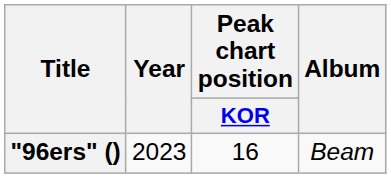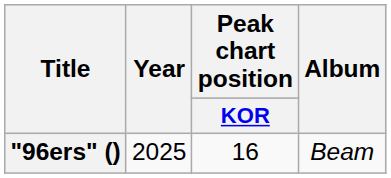(159, 152) 2023 -> (159, 152) 2025
